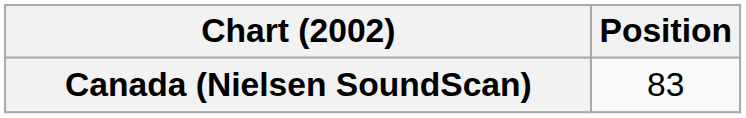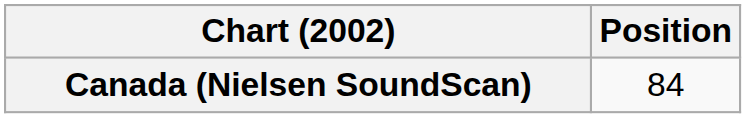(666, 84) 83 -> (666, 84) 84
